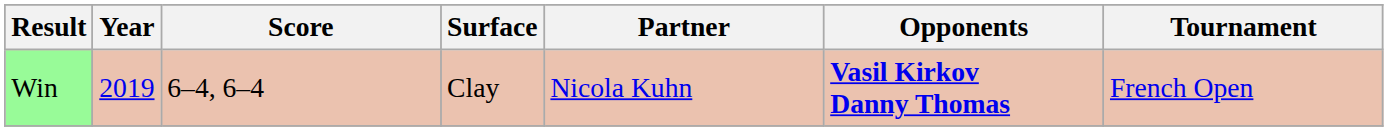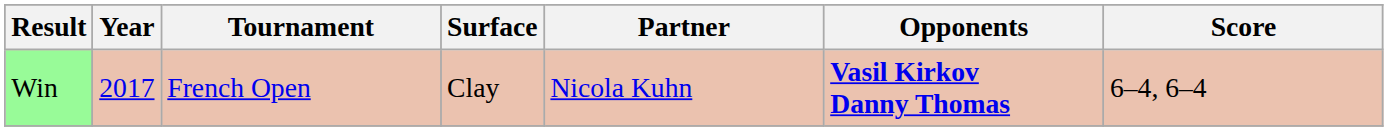columns swapped: (1243, 26) <-> (301, 26)
(127, 87) 2019 -> (127, 87) 2017
